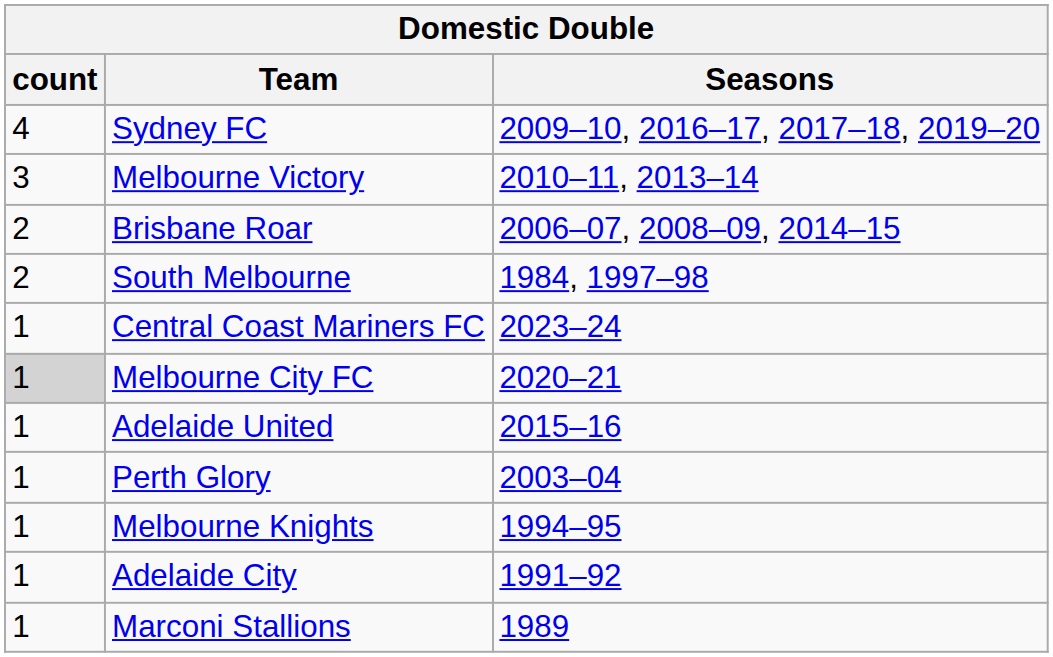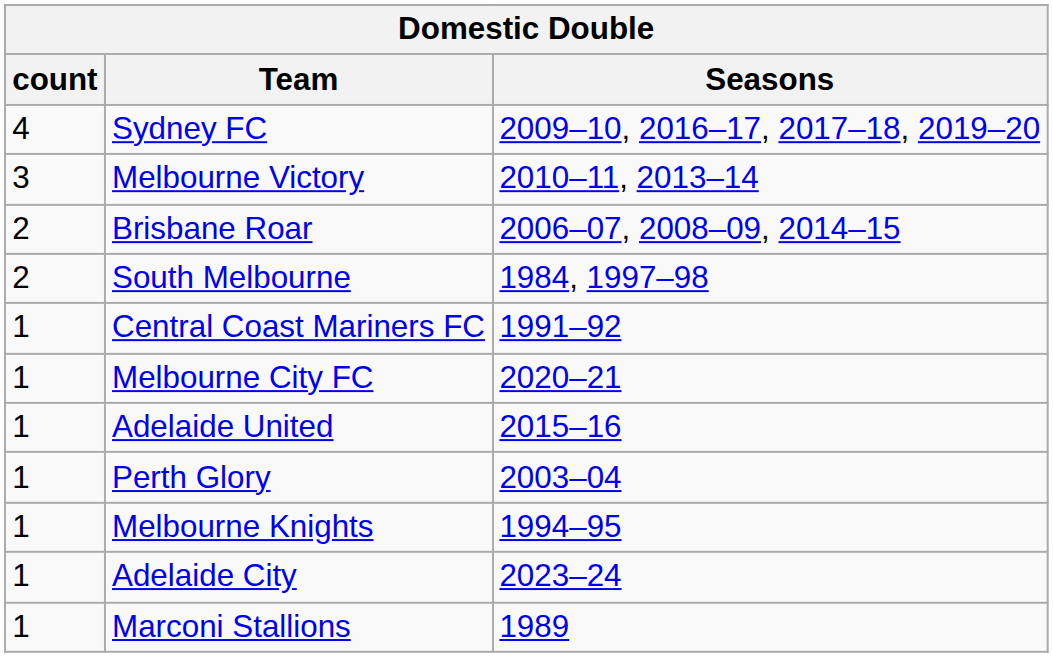(560, 327) 2023–24 -> (560, 327) 1991–92
(21, 377) lightgrey background -> (21, 377) no background
(560, 576) 1991–92 -> (560, 576) 2023–24
